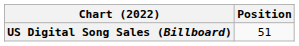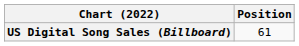(264, 32) 51 -> (264, 32) 61
